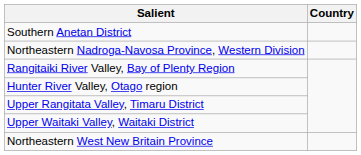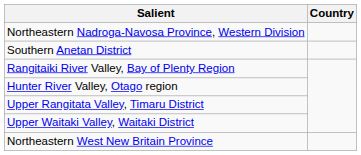rows swapped: (156, 50) <-> (69, 31)
